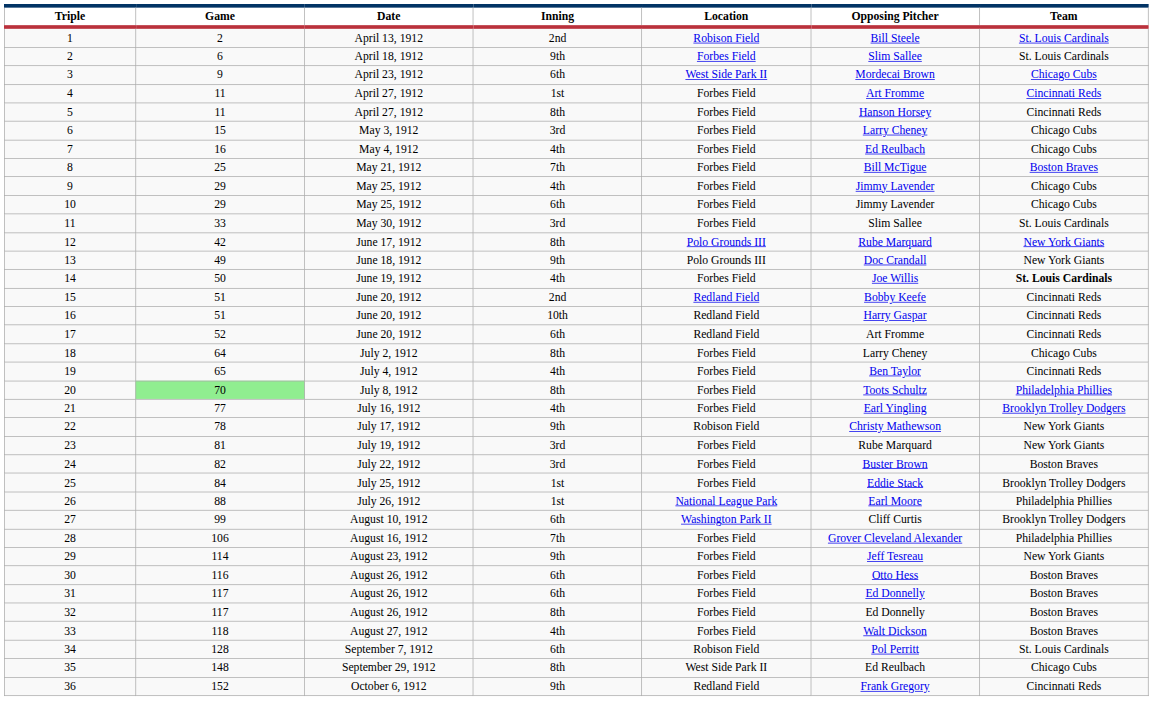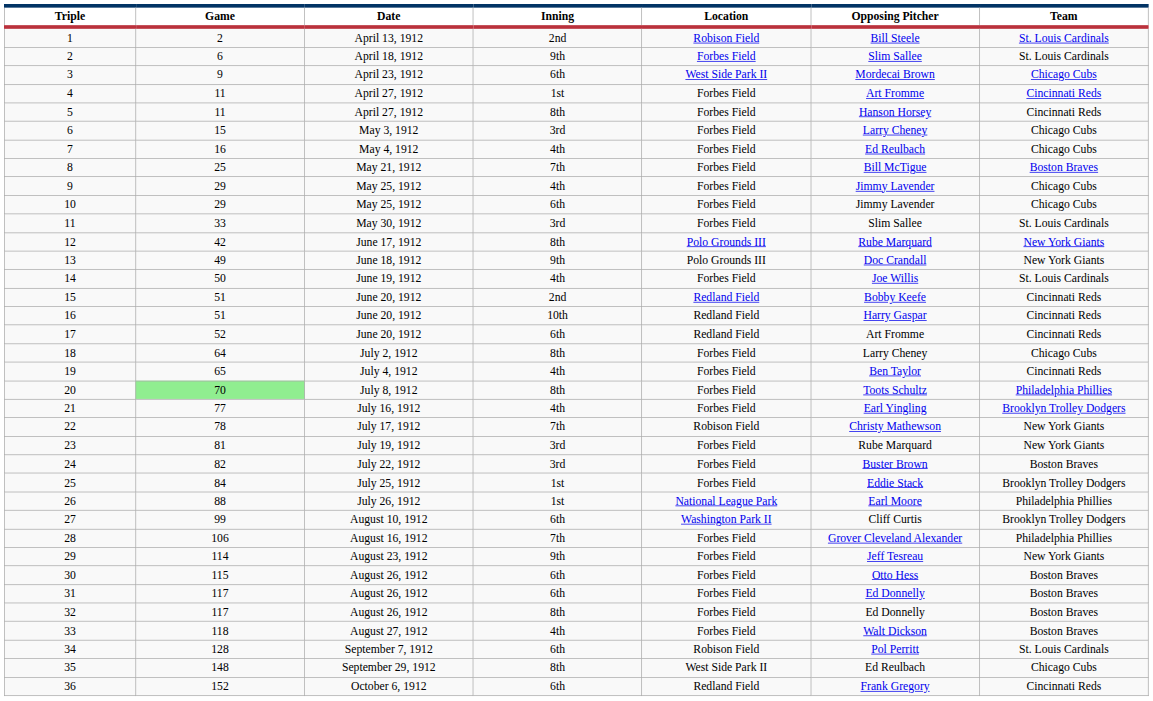(1064, 278) bold -> (1064, 278) normal
(558, 427) 9th -> (558, 427) 7th
(220, 575) 116 -> (220, 575) 115
(558, 686) 9th -> (558, 686) 6th
